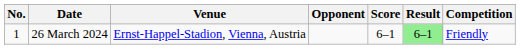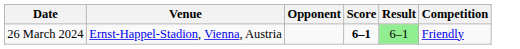- column: (16, 14)
(386, 34) normal -> (361, 34) bold
